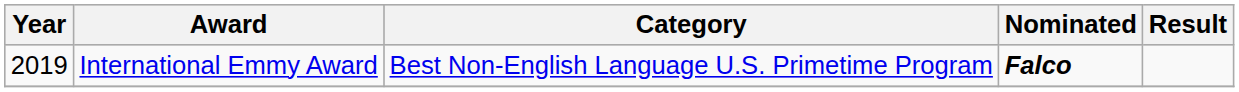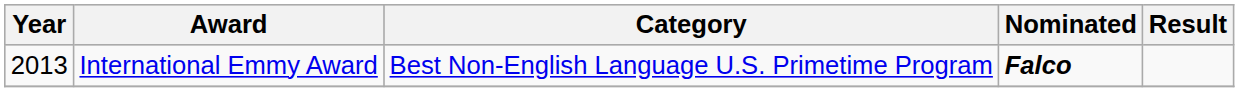(39, 65) 2019 -> (39, 65) 2013
